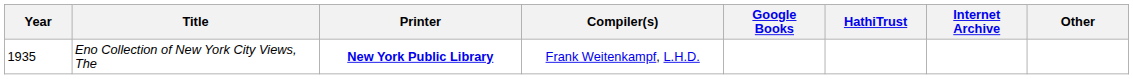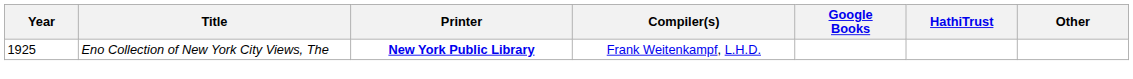- column: (977, 22)
(22, 57) 1935 -> (22, 49) 1925
